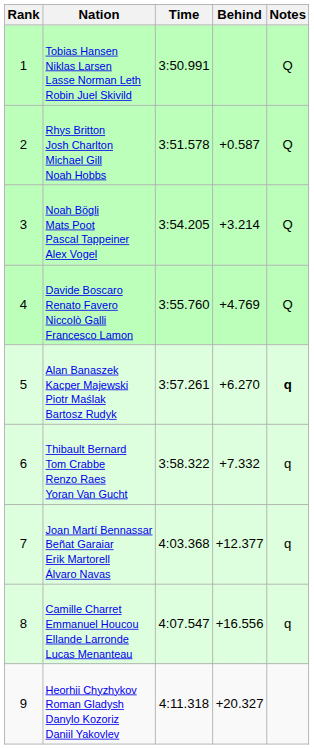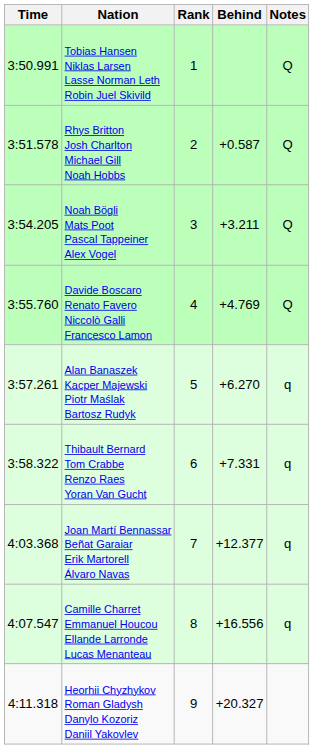columns swapped: (23, 14) <-> (184, 14)
(240, 224) +3.214 -> (240, 224) +3.211
(288, 384) bold -> (288, 384) normal
(240, 464) +7.332 -> (240, 464) +7.331
